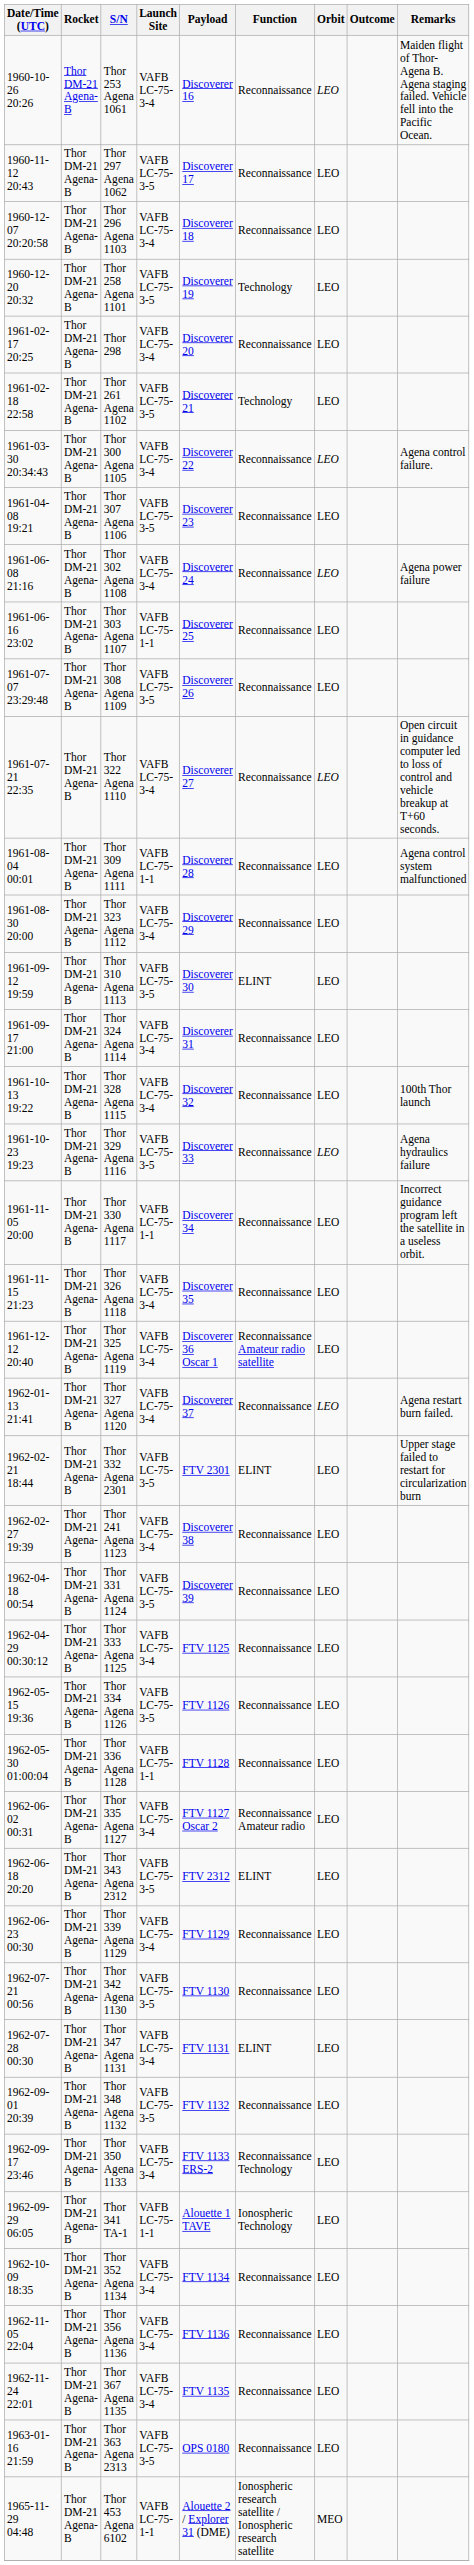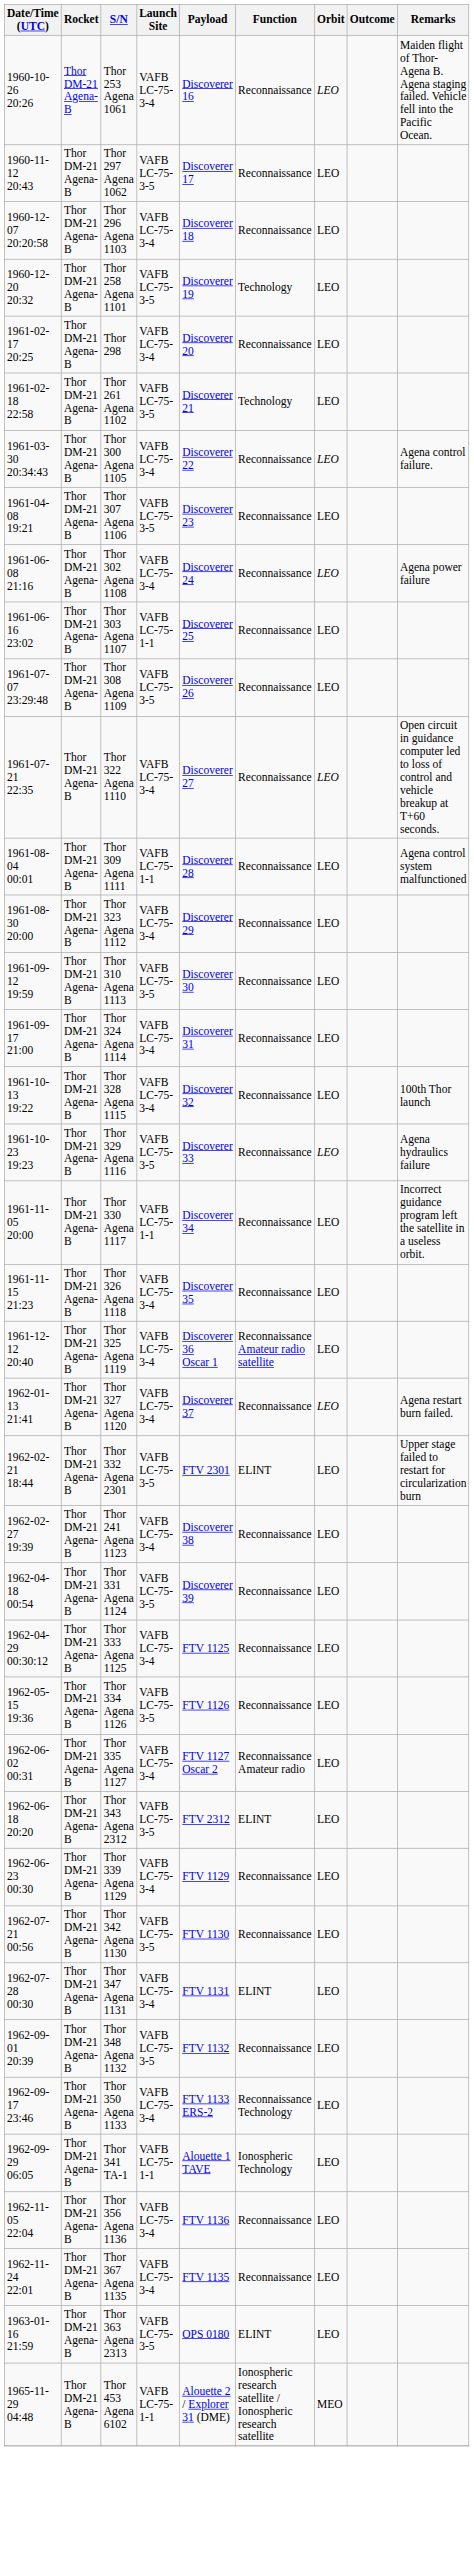(255, 981) ELINT -> (275, 981) Reconnaissance
- row: (119, 1762)
- row: (119, 2277)
(275, 2448) Reconnaissance -> (255, 2334) ELINT
